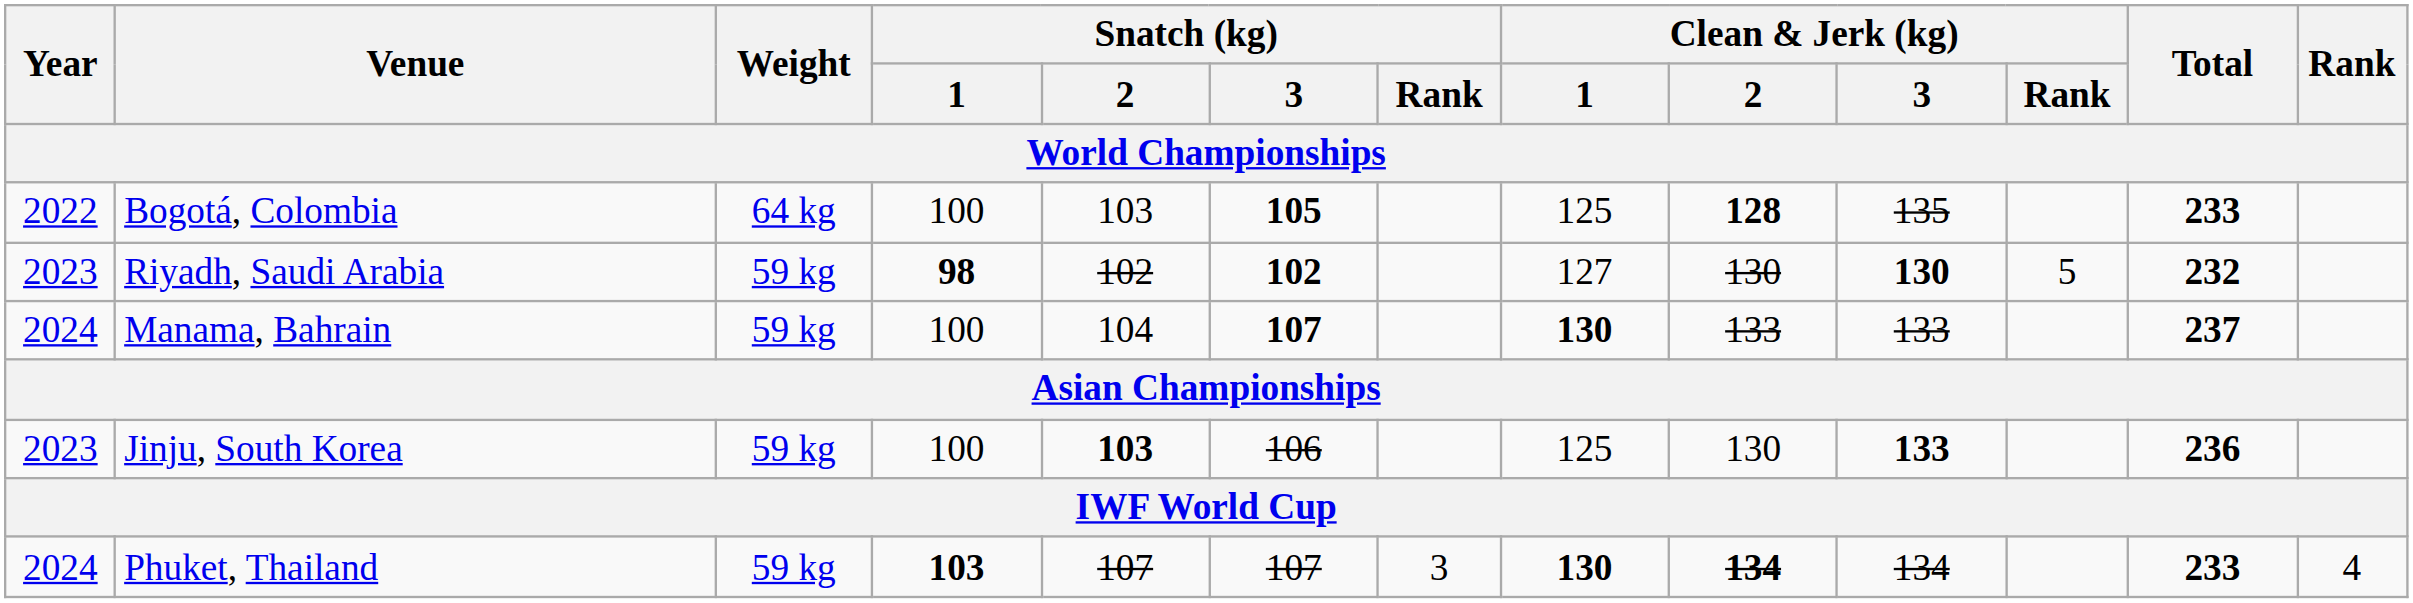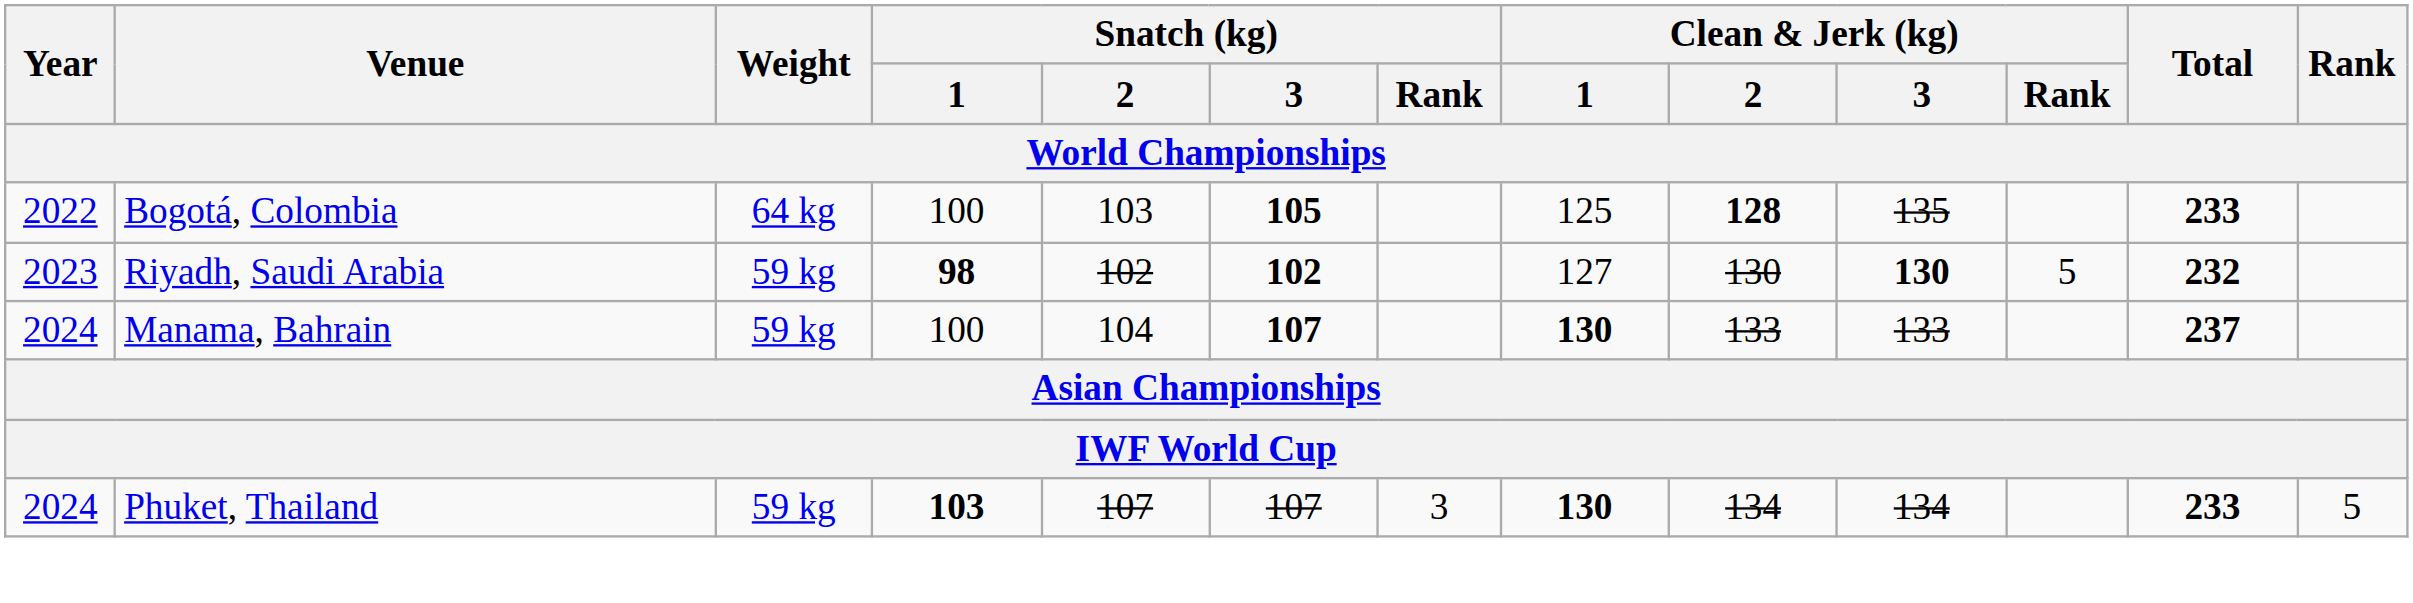- row: (263, 447)
(1753, 566) bold -> (1753, 507) normal
(2352, 566) 4 -> (2352, 507) 5
